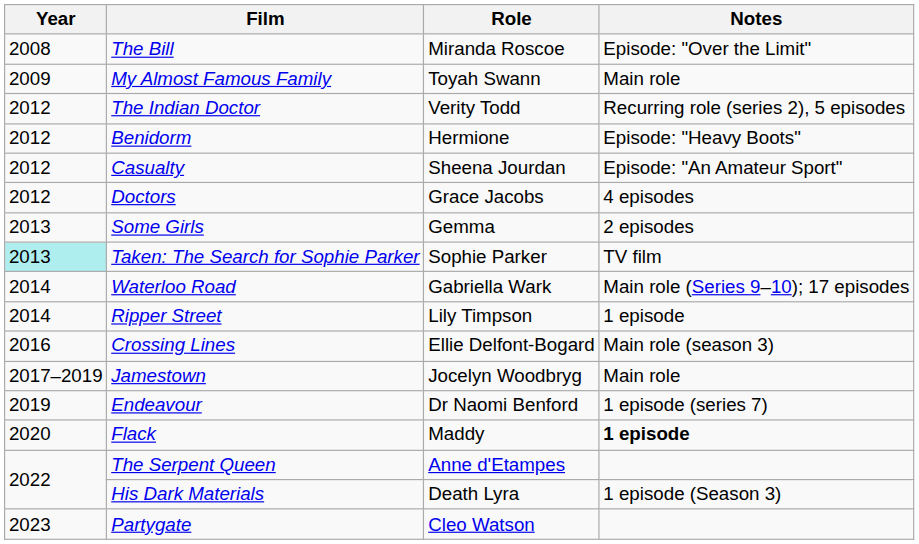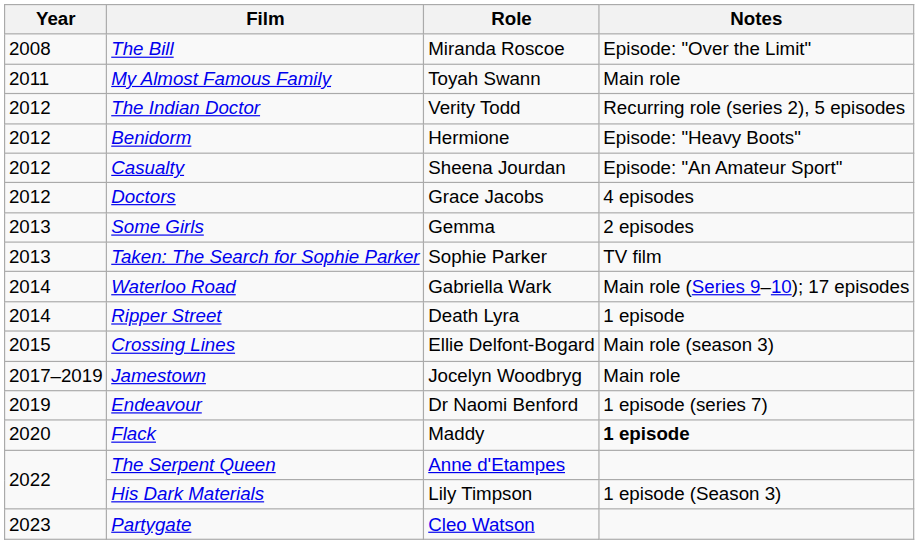(30, 78) 2009 -> (29, 78) 2011
(30, 256) paleturquoise background -> (30, 256) no background
(480, 316) Lily Timpson -> (474, 316) Death Lyra
(30, 345) 2016 -> (30, 345) 2015
(474, 494) Death Lyra -> (480, 494) Lily Timpson
